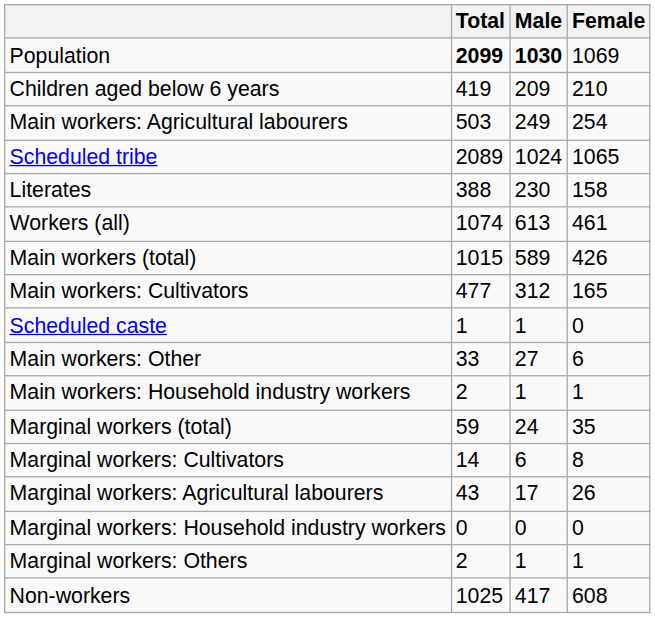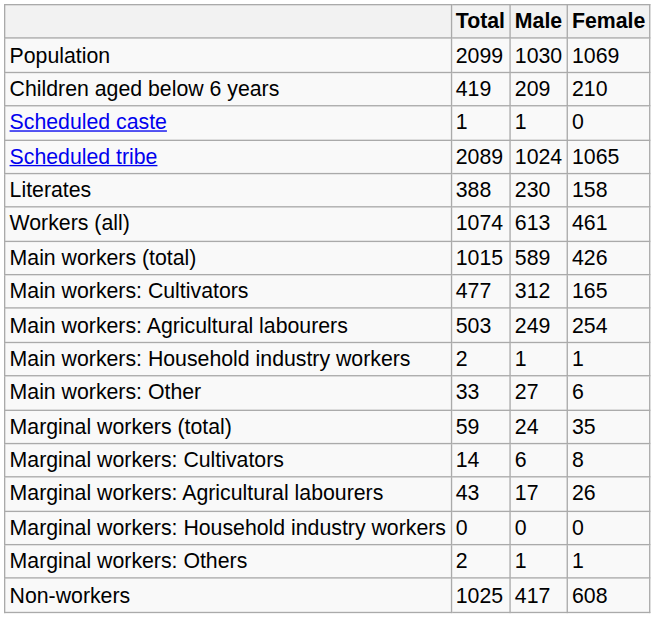(479, 55) bold -> (479, 55) normal
(539, 55) bold -> (539, 55) normal
rows swapped: (88, 325) <-> (179, 122)
rows swapped: (210, 392) <-> (105, 358)
